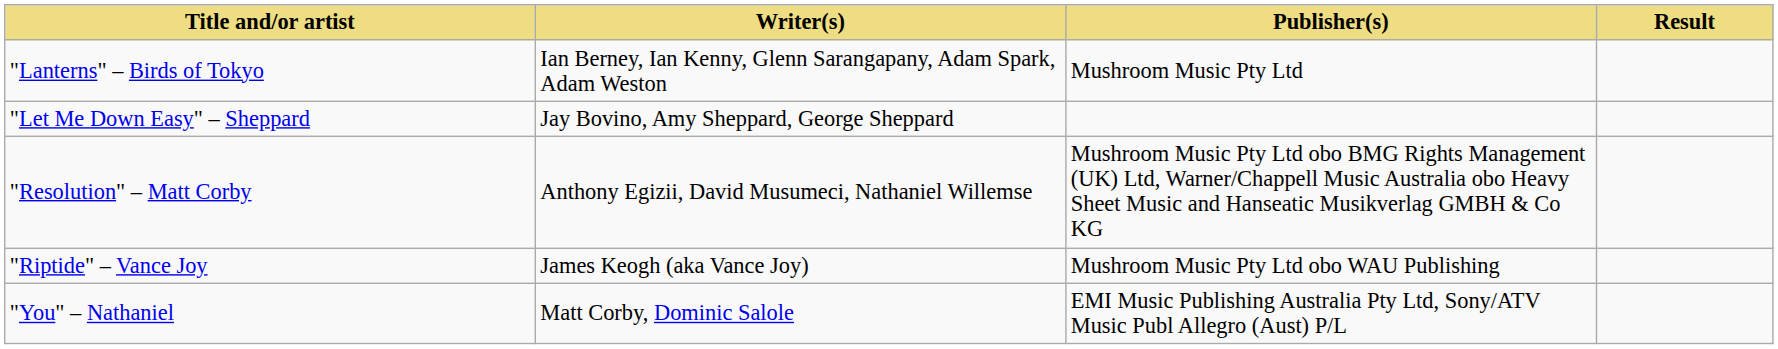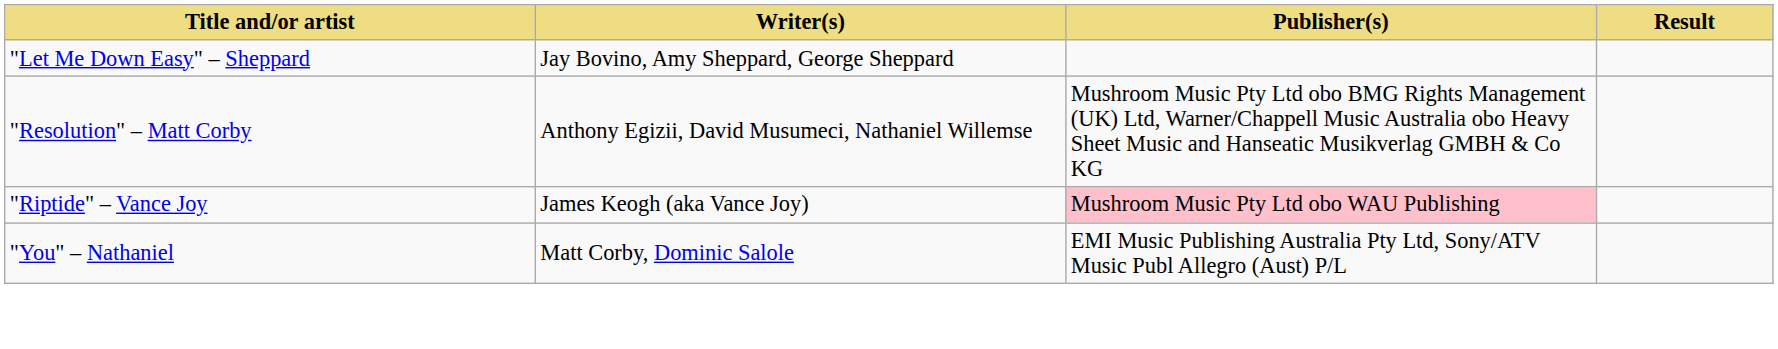- row: (137, 70)
(1285, 265) no background -> (1285, 204) pink background
